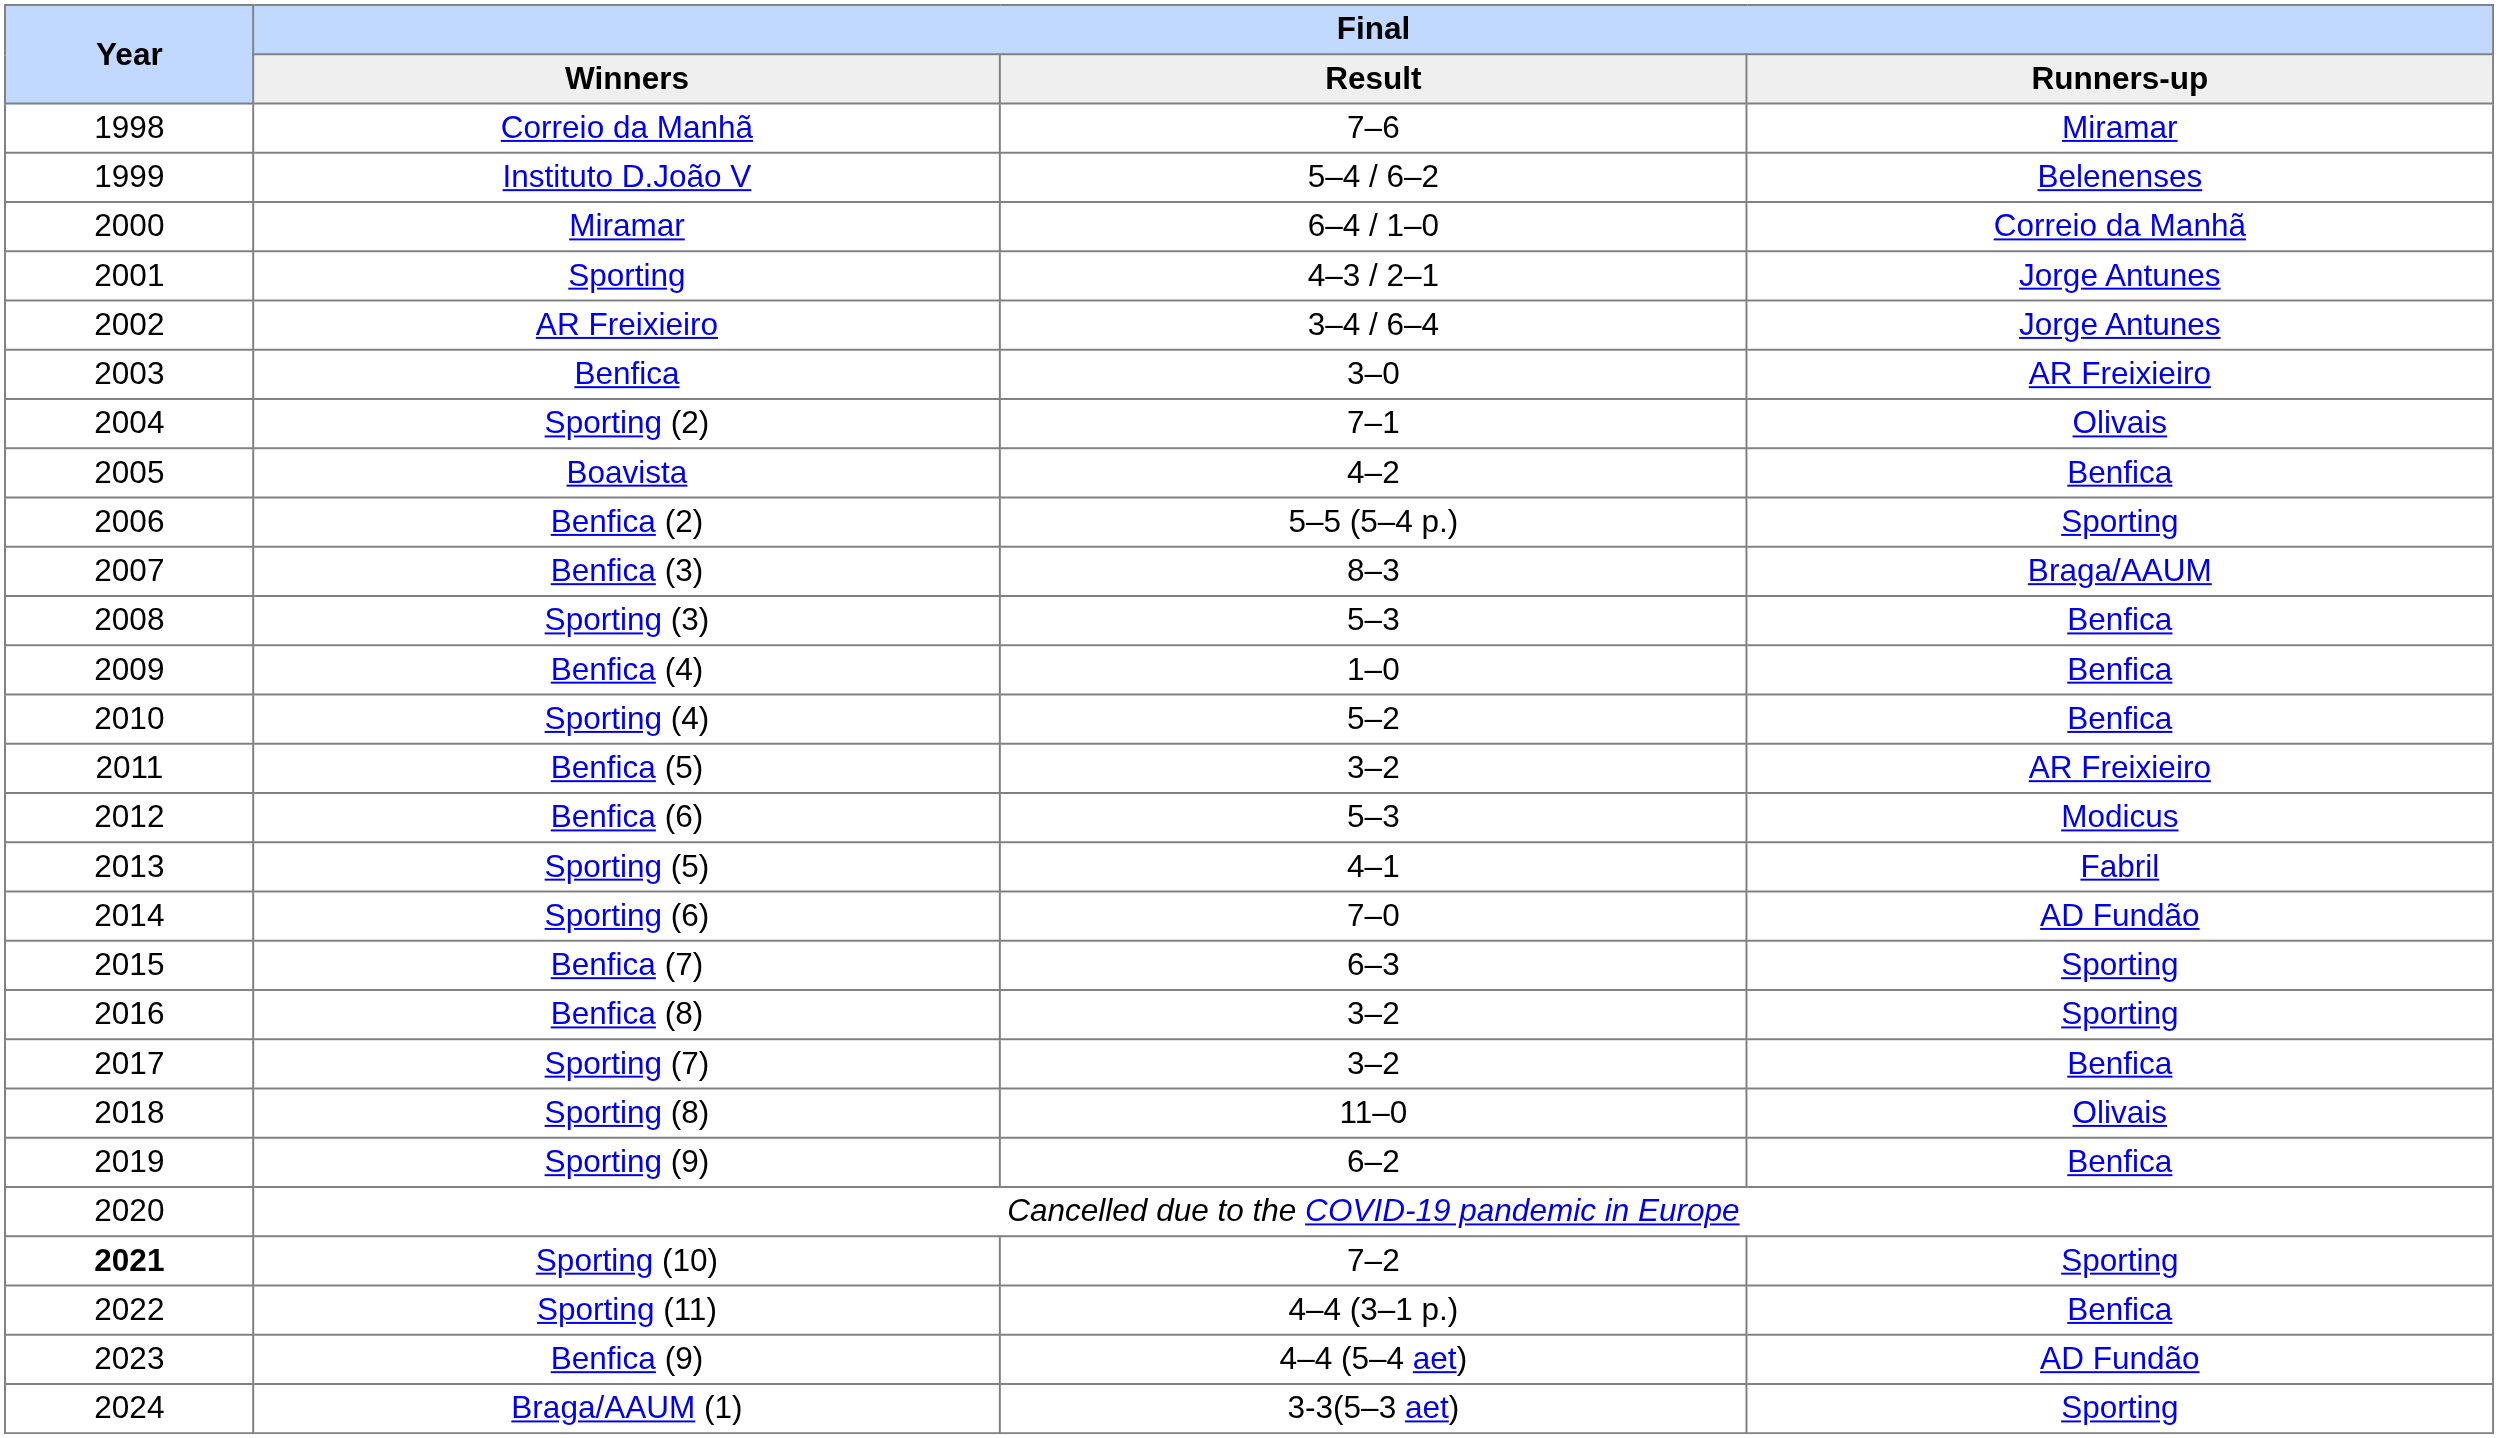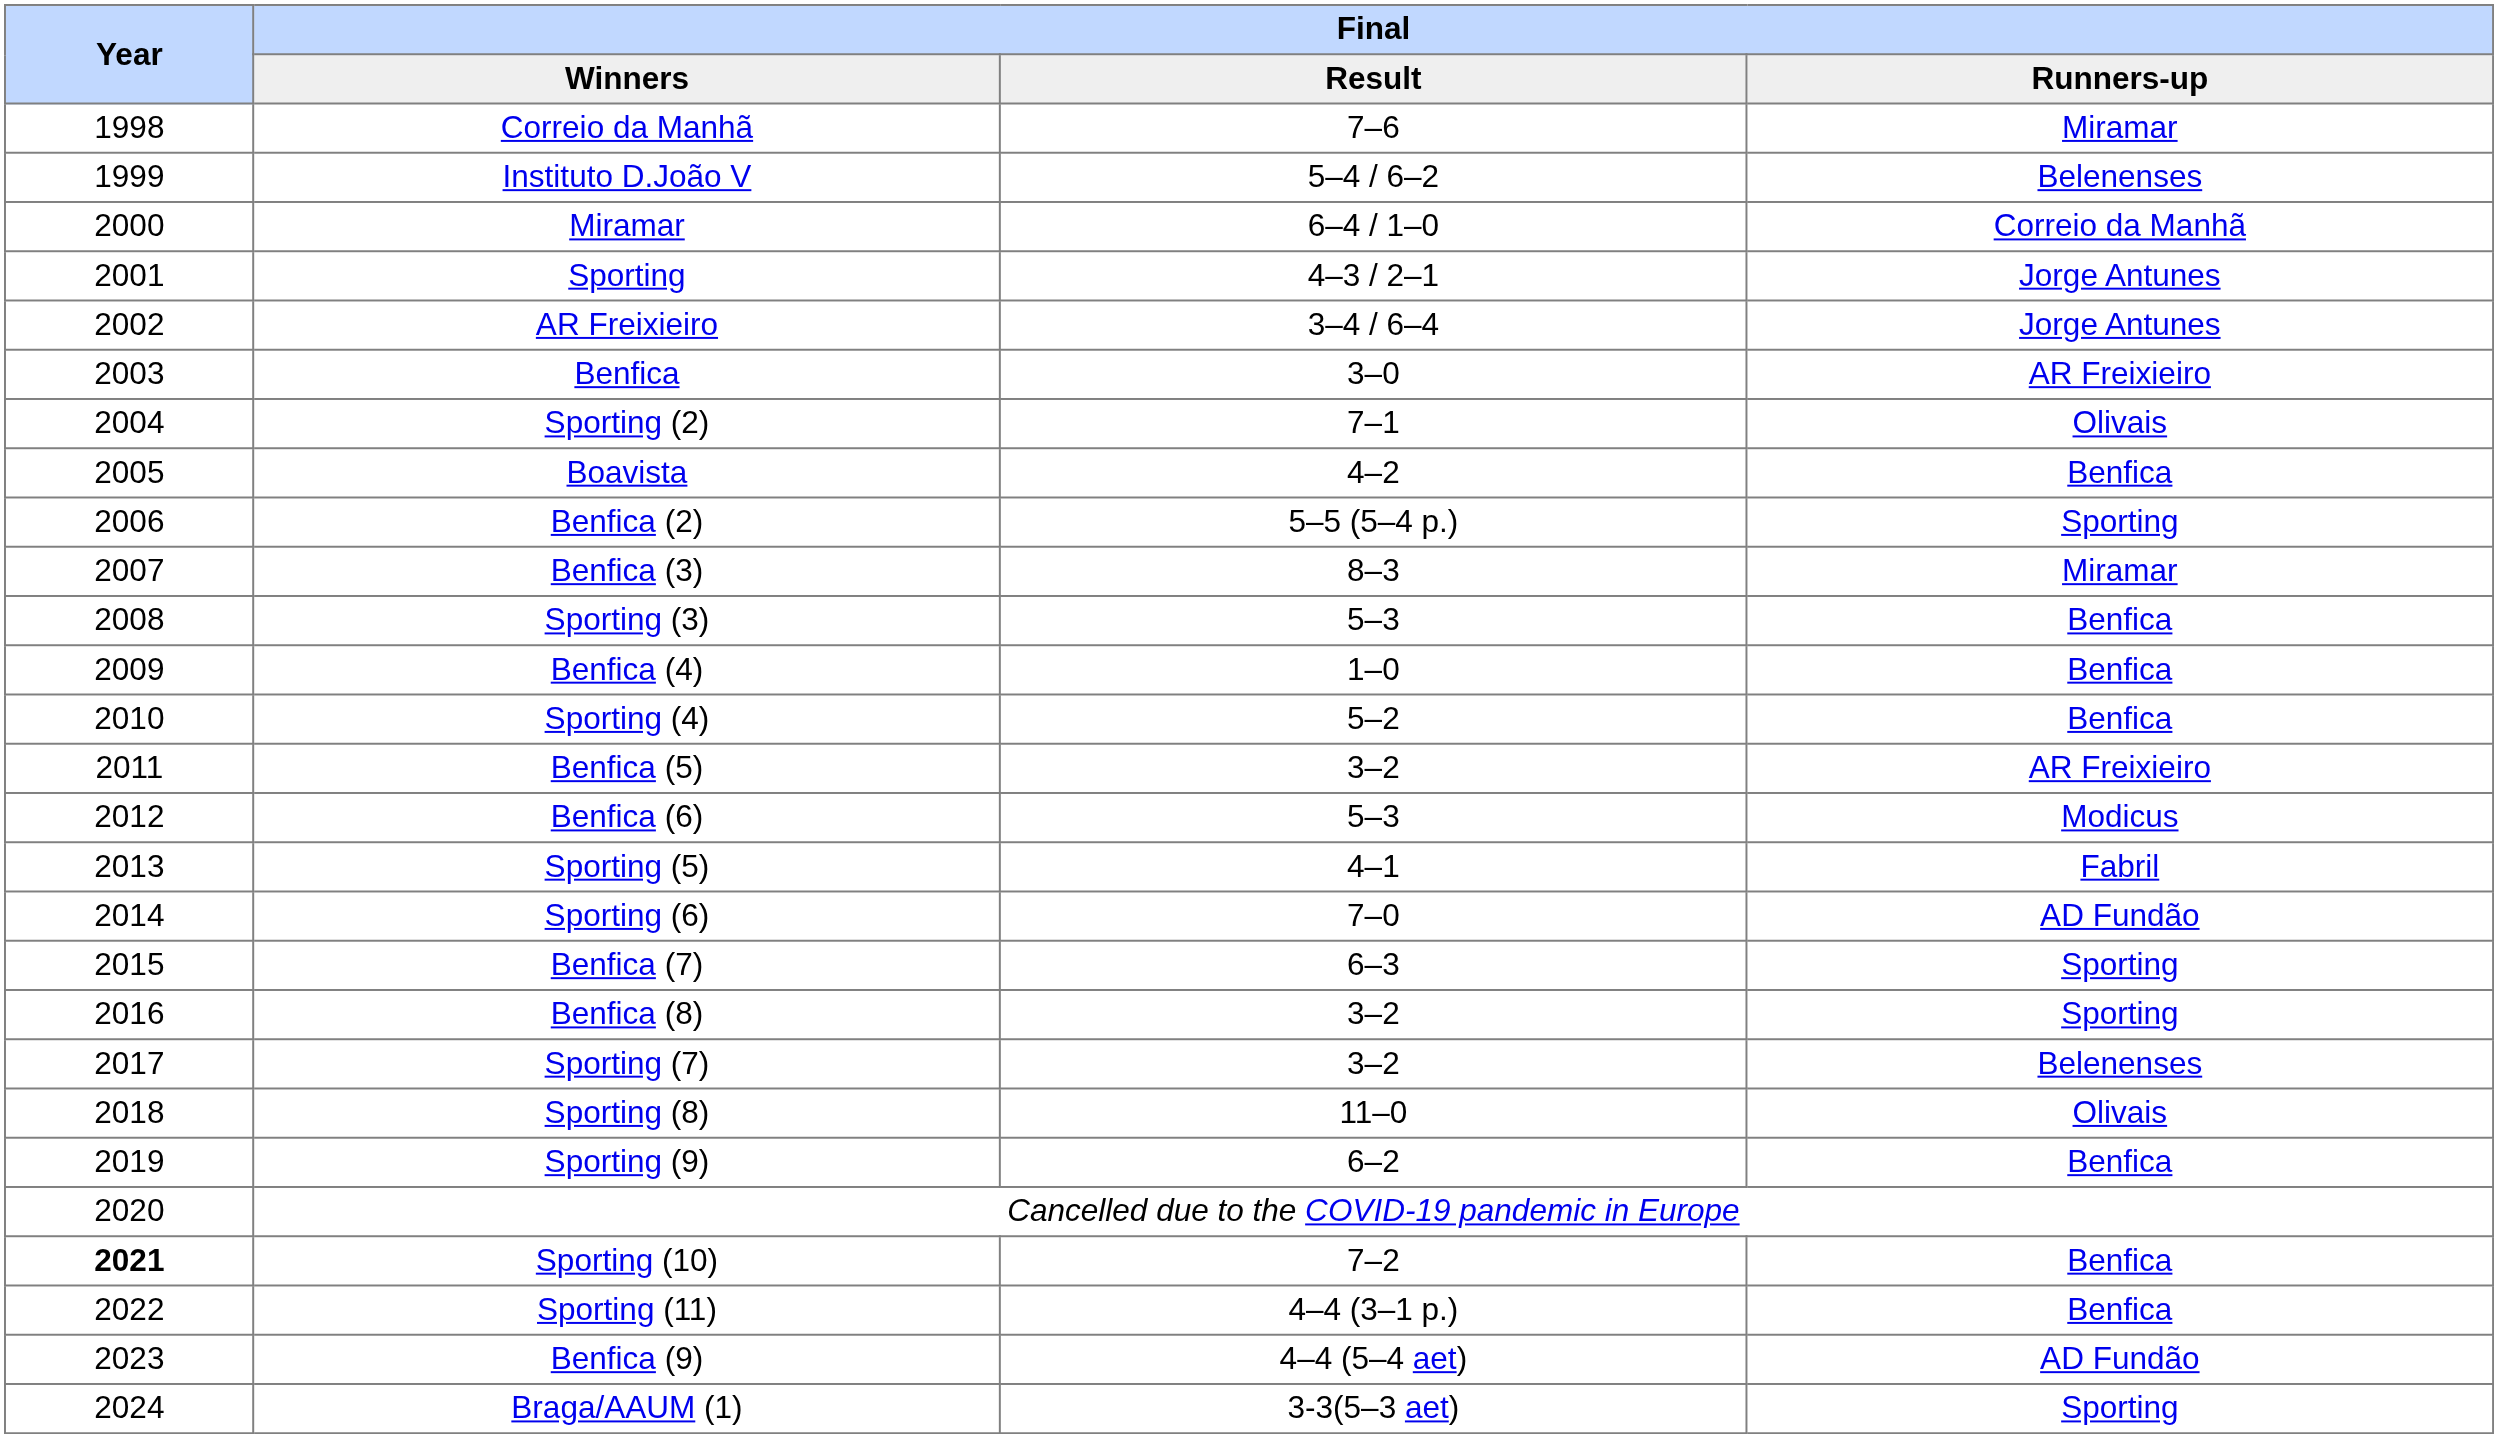(2120, 570) Braga/AAUM -> (2120, 570) Miramar
(2120, 1063) Benfica -> (2120, 1063) Belenenses
(2120, 1260) Sporting -> (2120, 1260) Benfica
